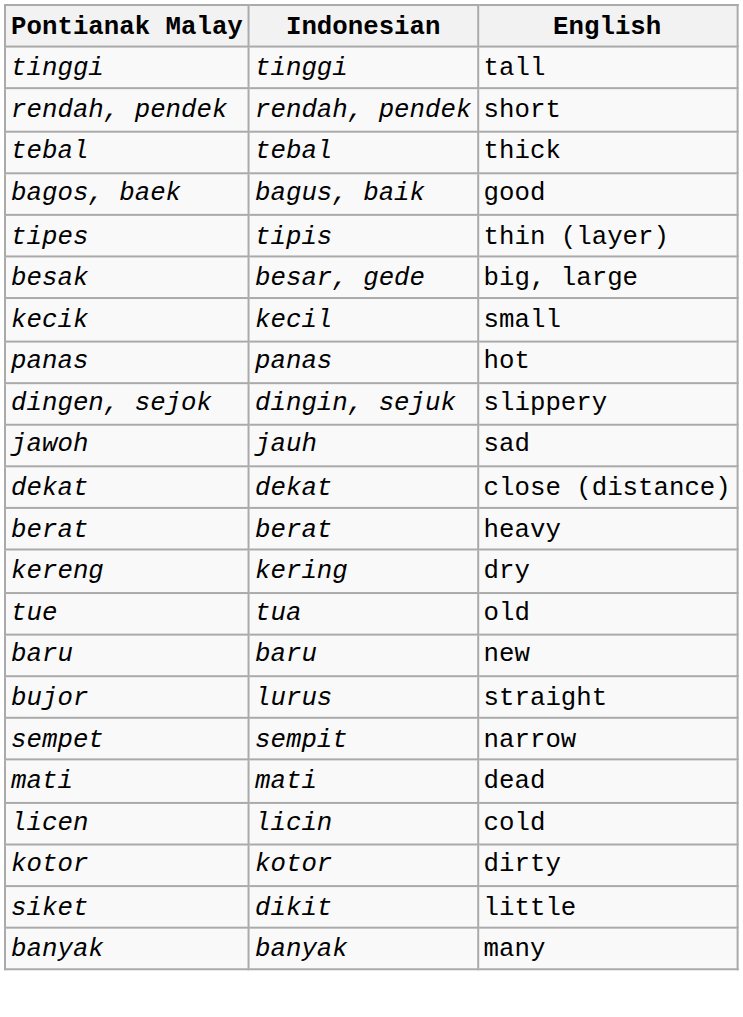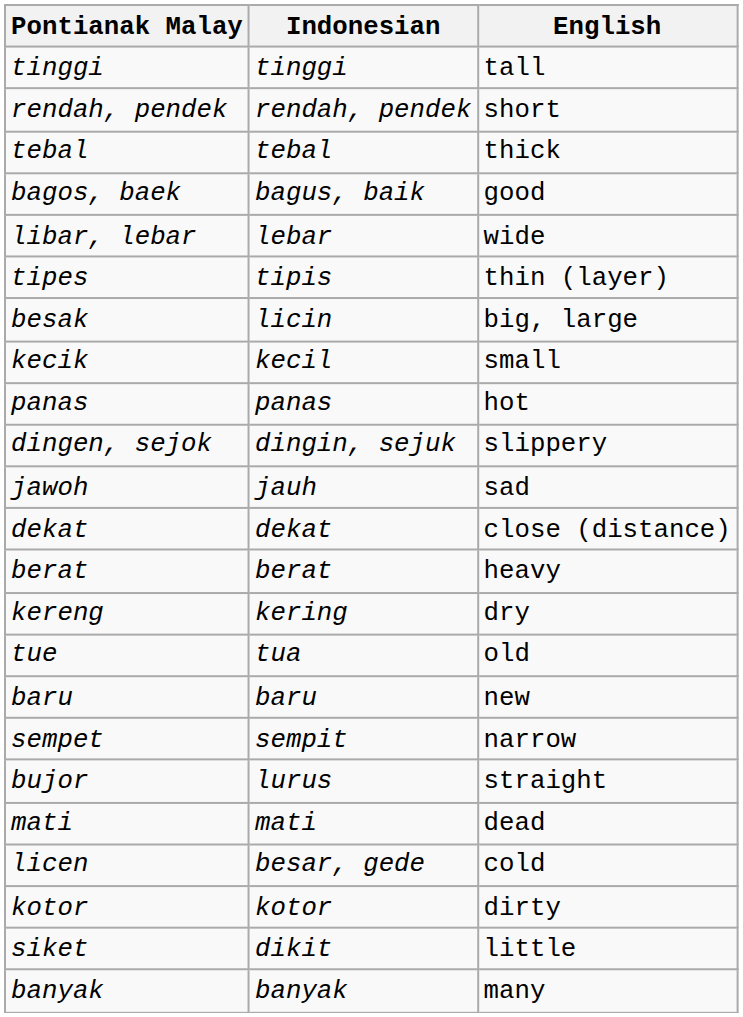+ row: (104, 236)
(340, 278) besar, gede -> (294, 320) licin
rows swapped: (57, 739) <-> (50, 697)
(294, 823) licin -> (340, 865) besar, gede
